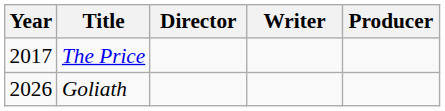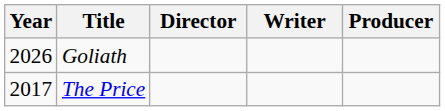rows swapped: (104, 55) <-> (94, 88)
